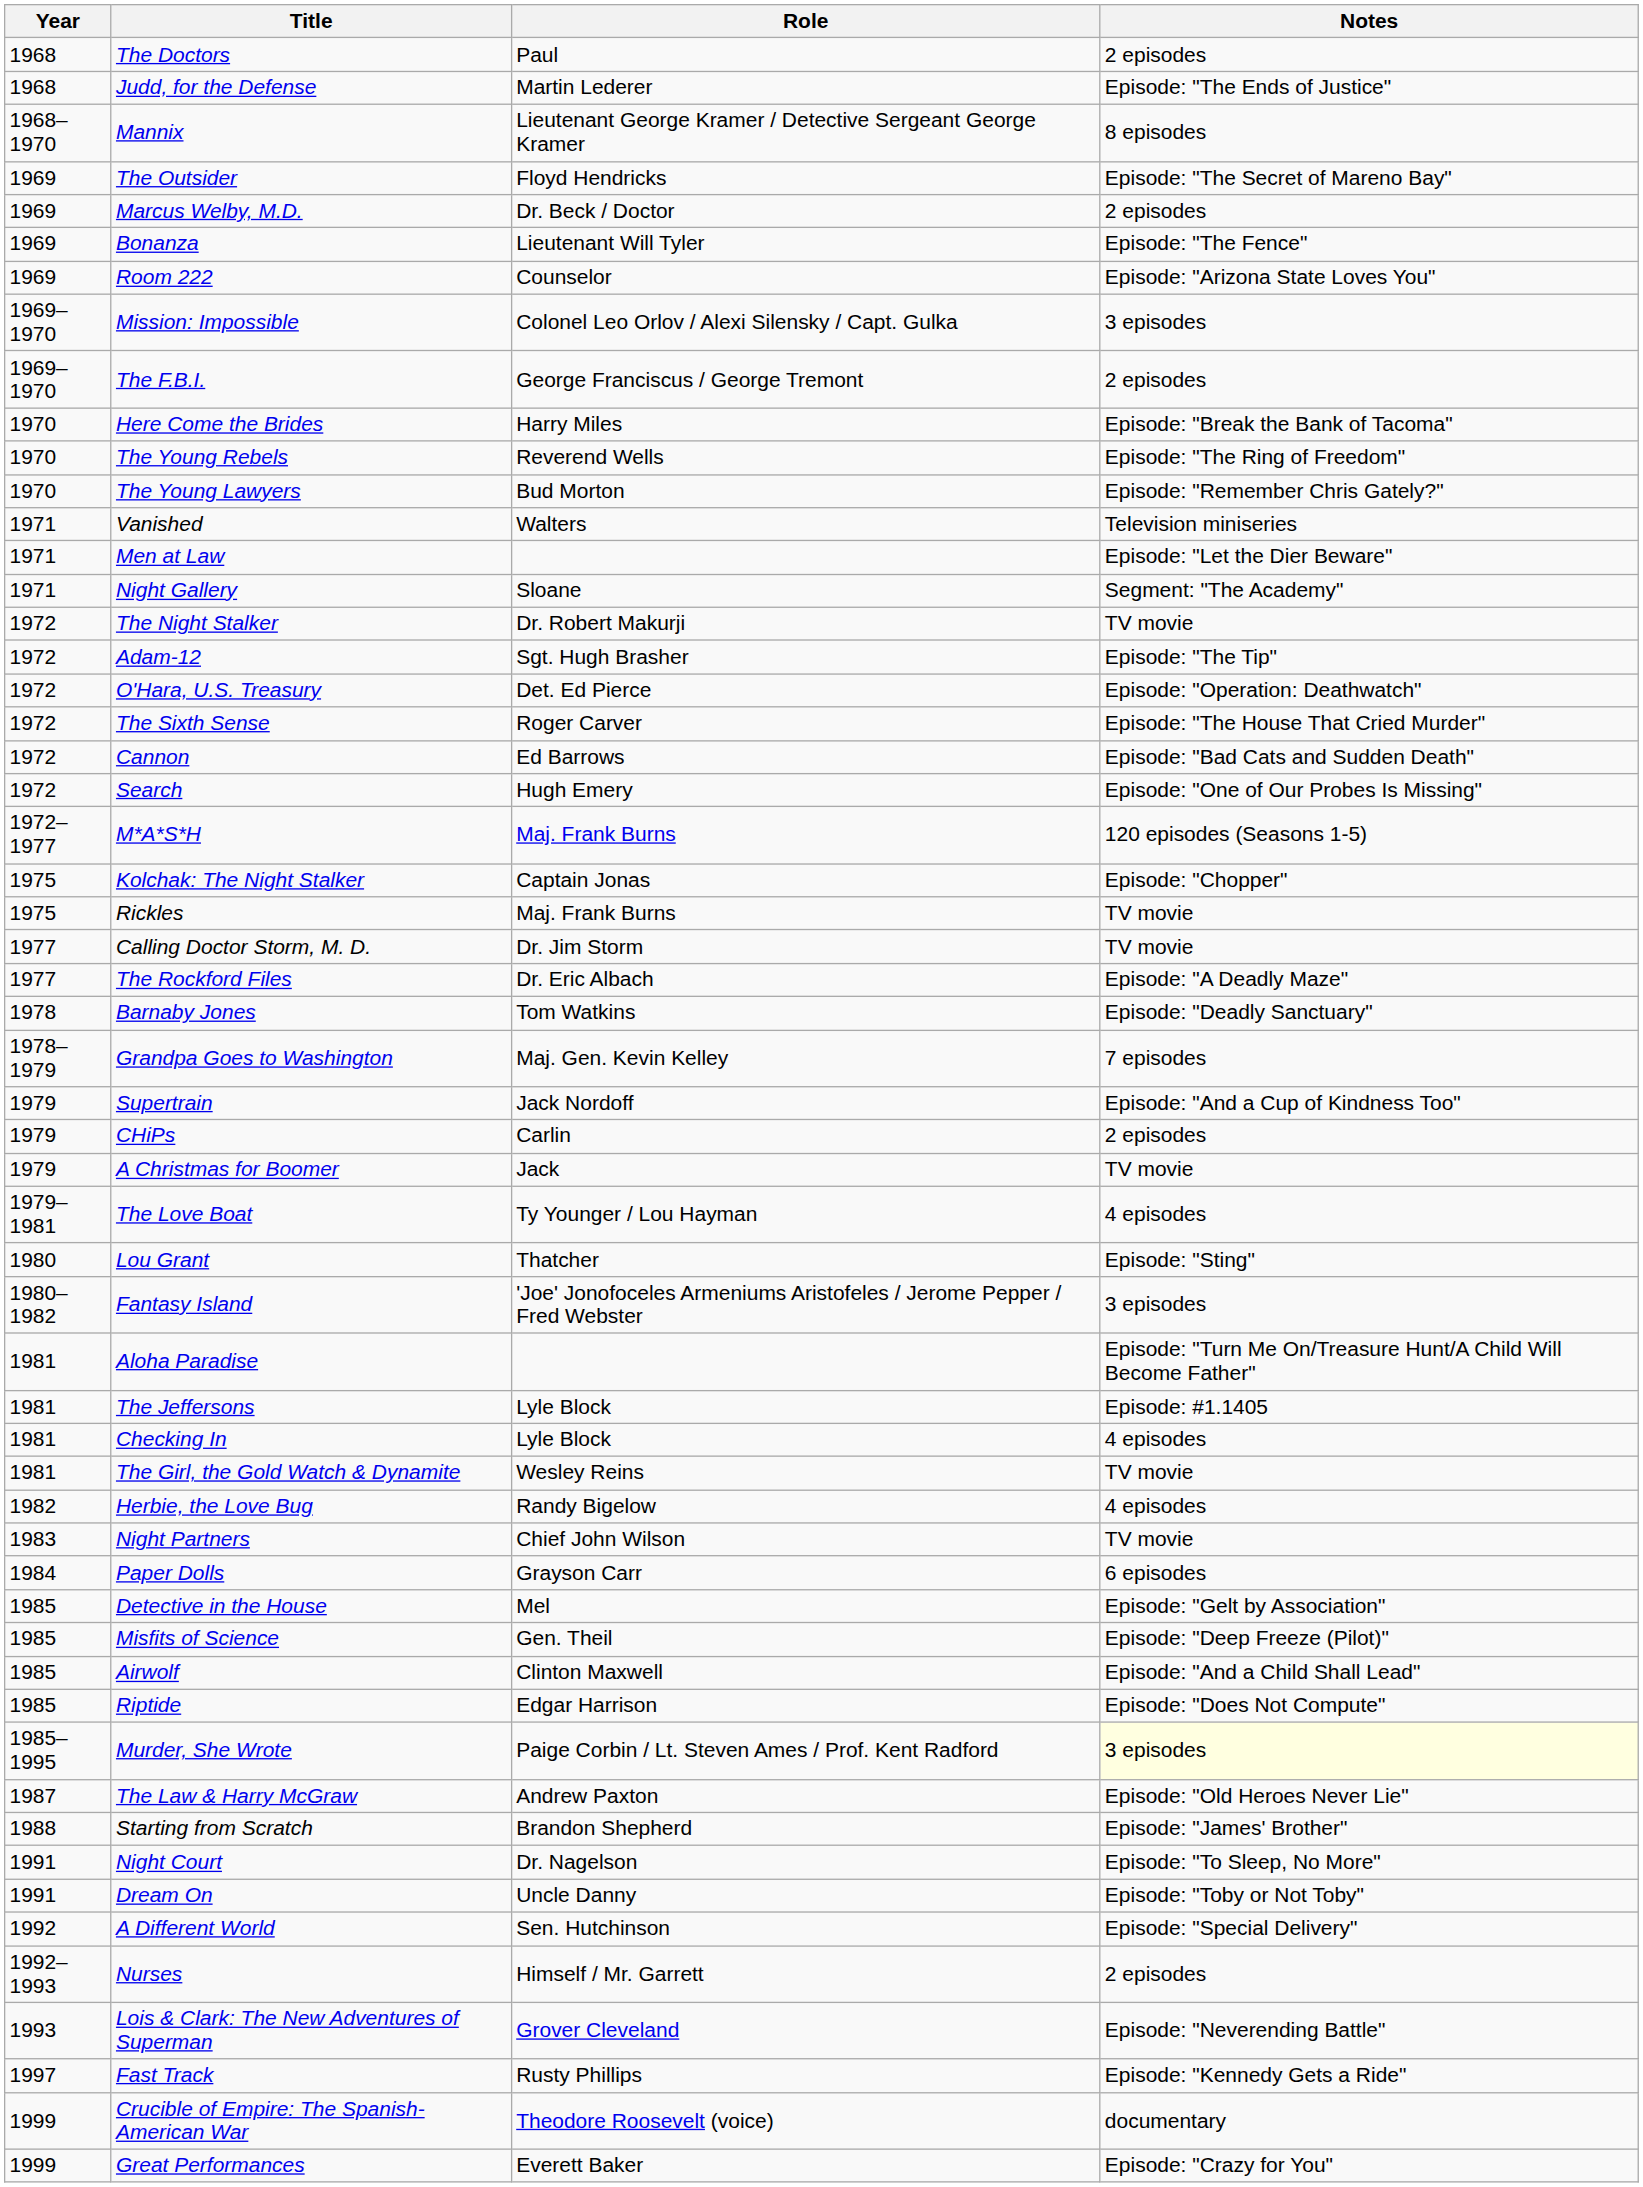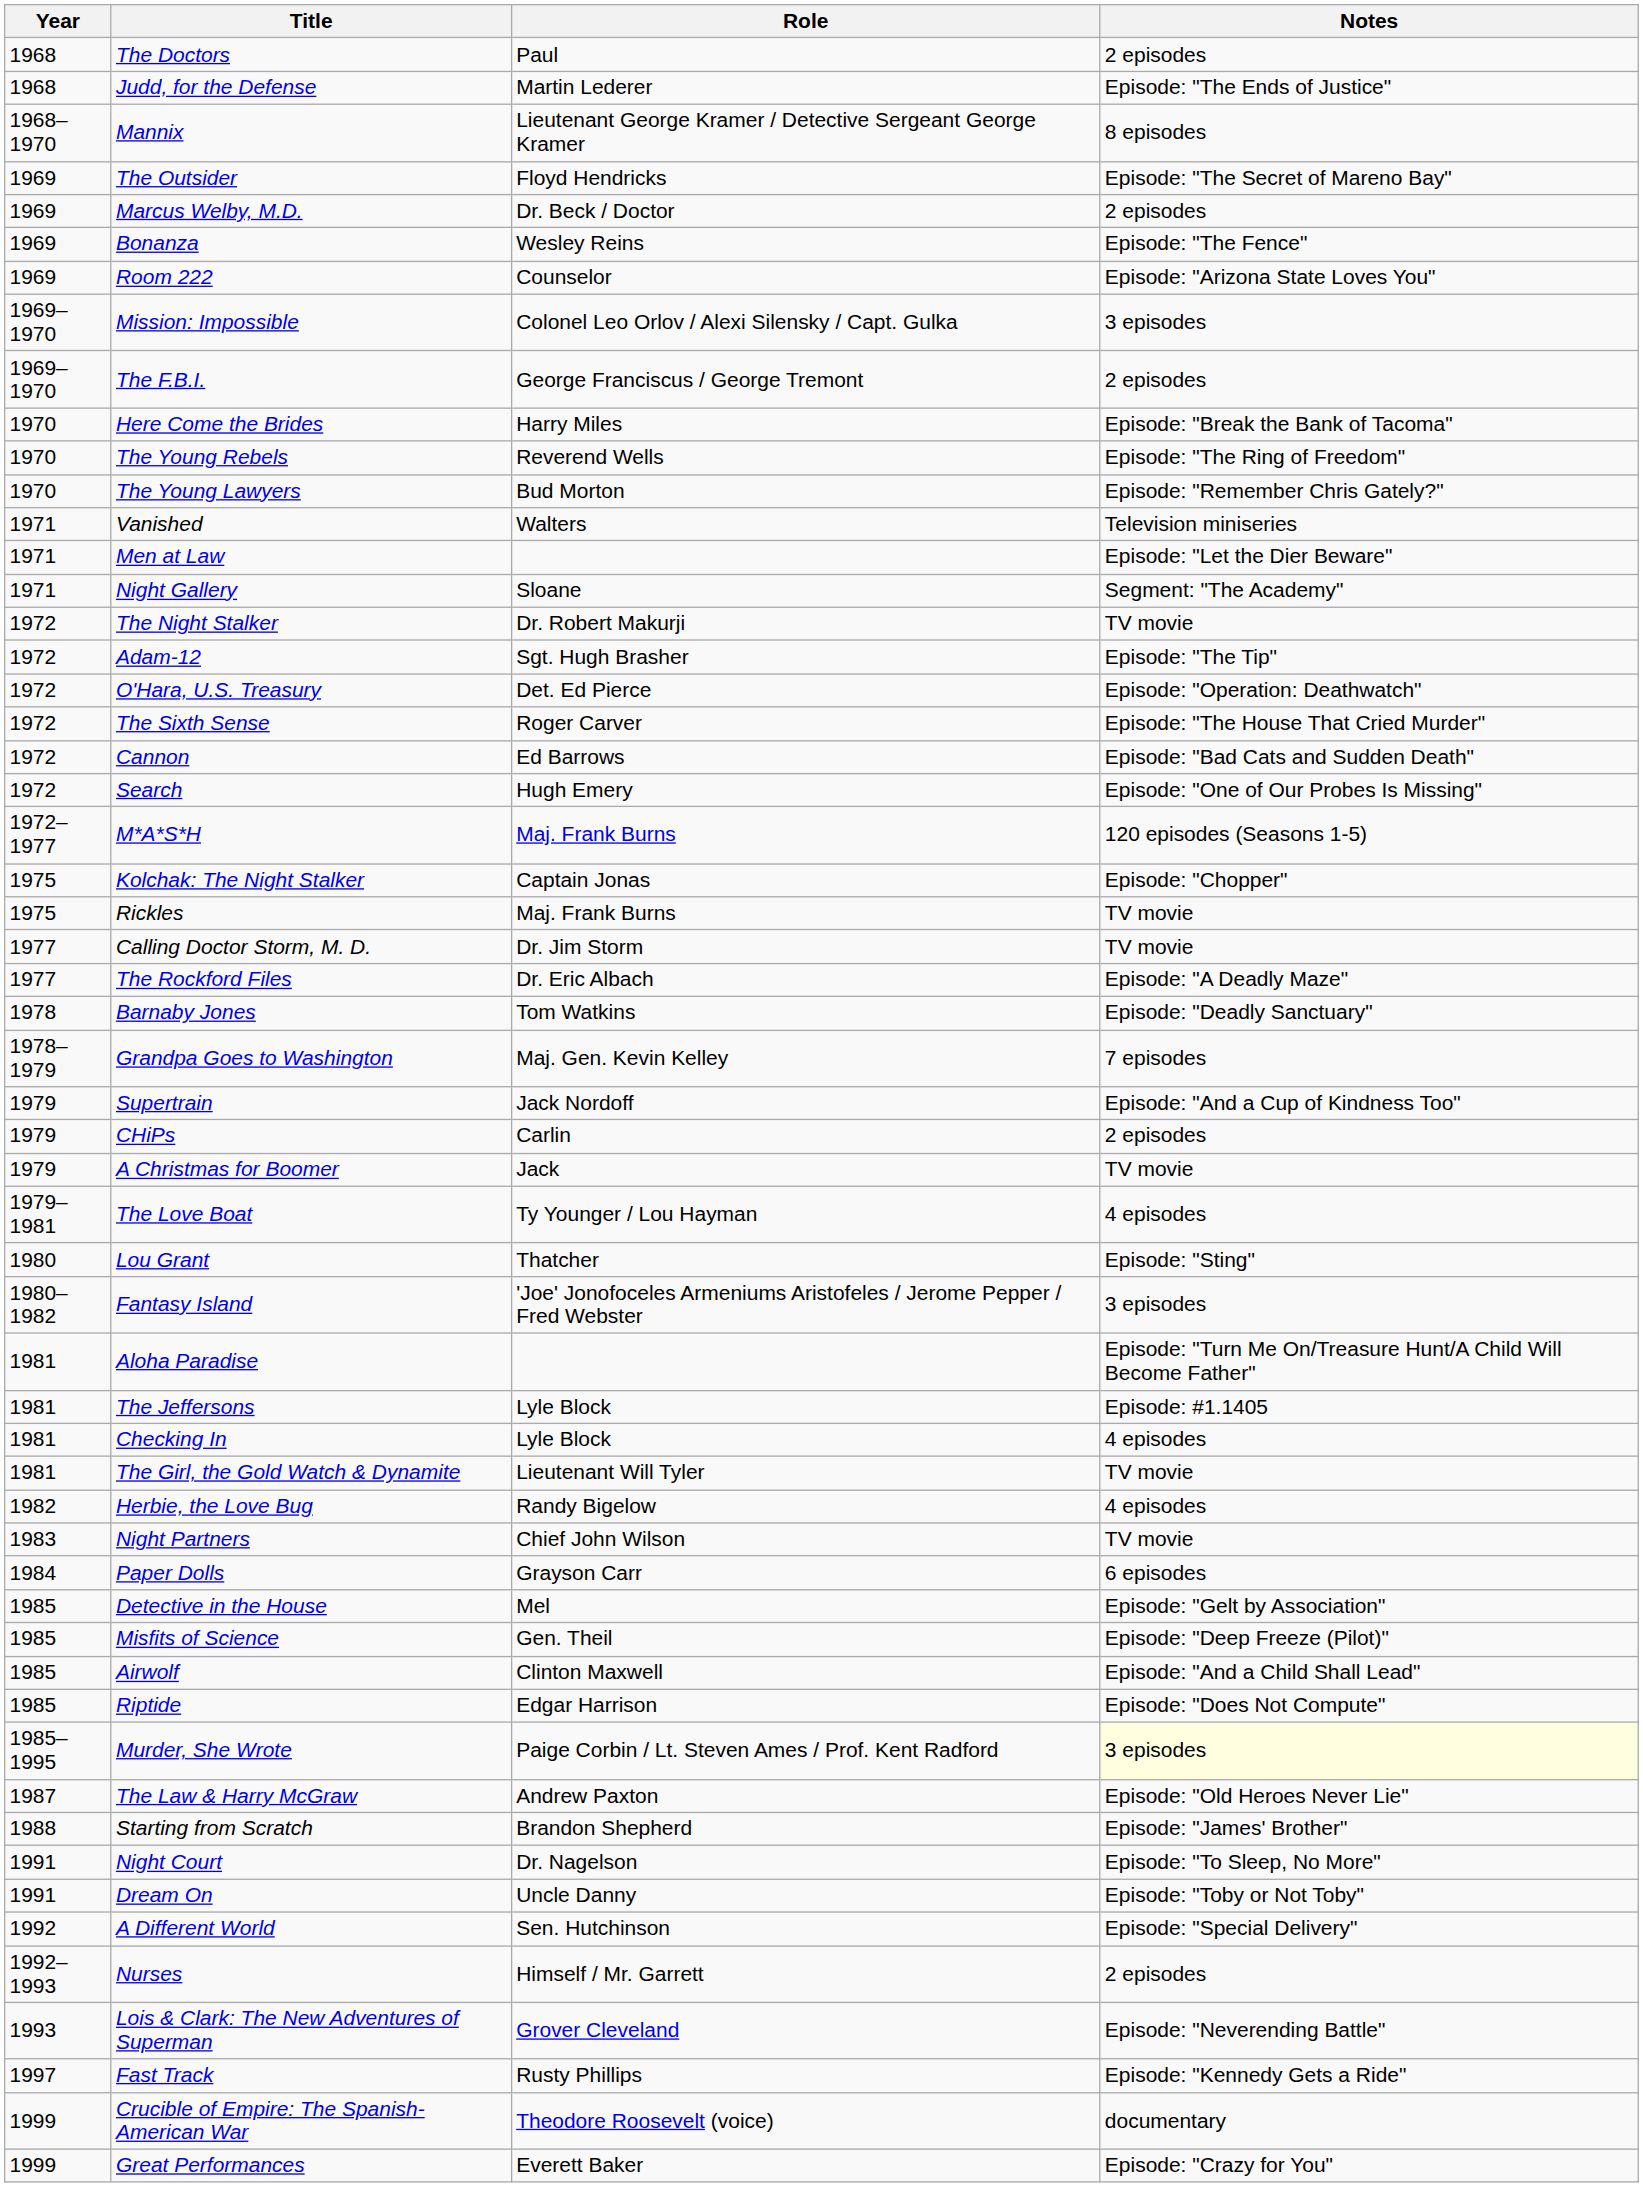(610, 244) Lieutenant Will Tyler -> (580, 244) Wesley Reins
(580, 1472) Wesley Reins -> (610, 1472) Lieutenant Will Tyler
